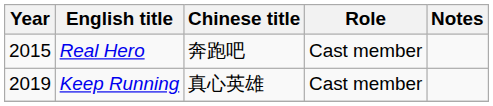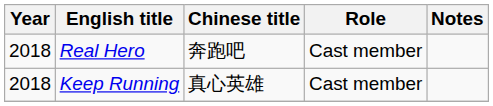(30, 51) 2015 -> (30, 51) 2018
(30, 84) 2019 -> (30, 84) 2018
